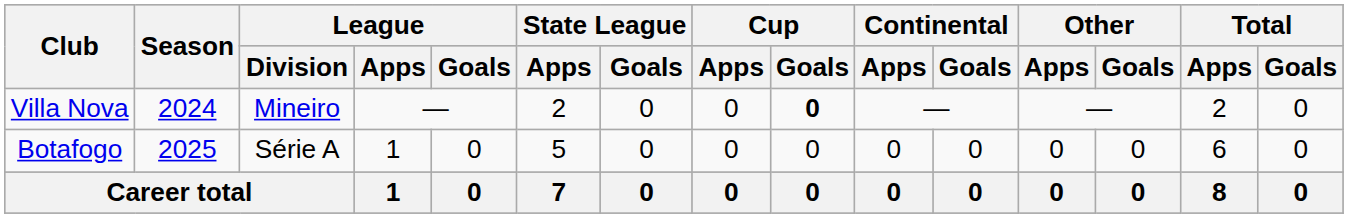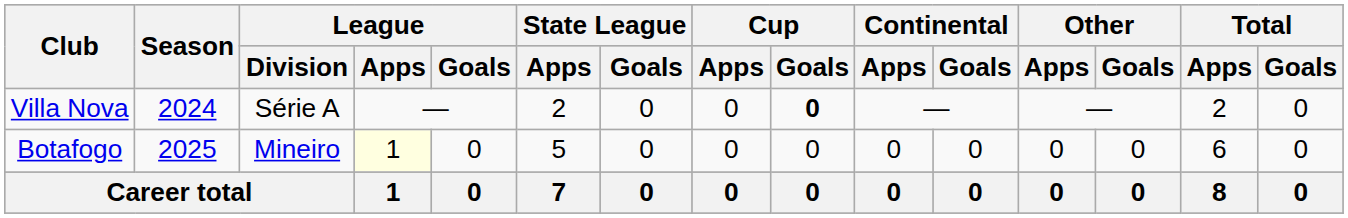(297, 108) Mineiro -> (297, 108) Série A
(297, 150) Série A -> (297, 150) Mineiro
(393, 150) no background -> (393, 150) lightyellow background
